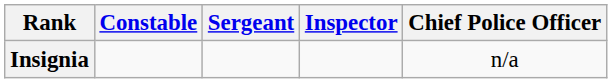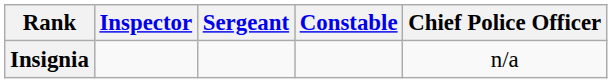columns swapped: (148, 22) <-> (351, 22)
